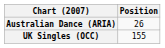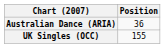(139, 24) 26 -> (139, 24) 36
